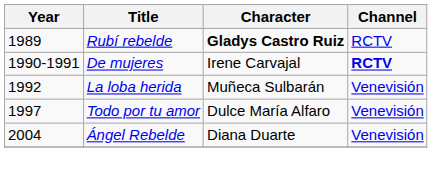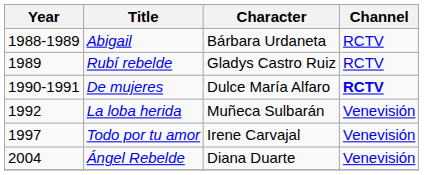+ row: (109, 40)
(276, 40) bold -> (272, 64) normal
(254, 64) Irene Carvajal -> (269, 88) Dulce María Alfaro
(269, 111) Dulce María Alfaro -> (254, 135) Irene Carvajal
